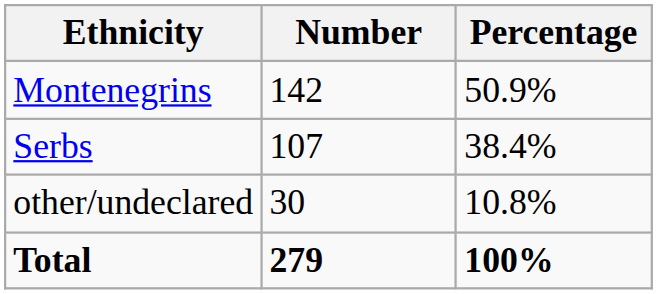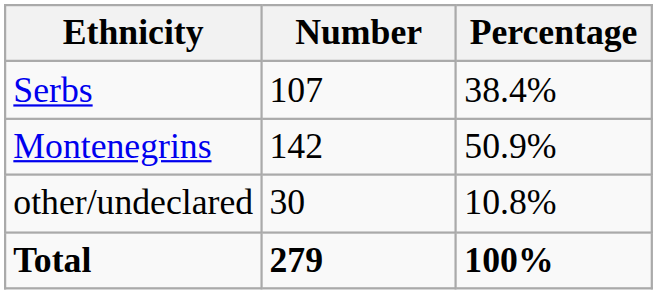rows swapped: (112, 89) <-> (53, 145)
